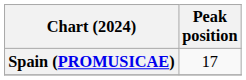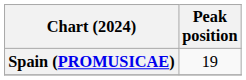(210, 61) 17 -> (210, 61) 19
